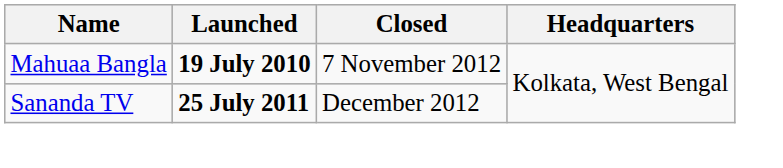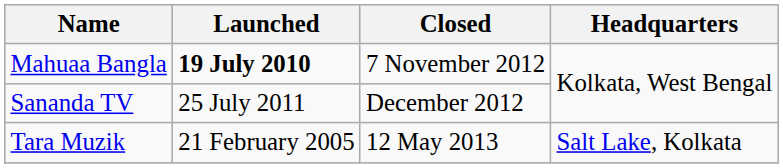(244, 102) bold -> (242, 102) normal
+ row: (68, 142)
